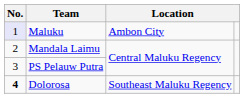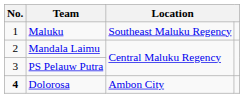(15, 31) lavender background -> (15, 31) no background
(136, 31) Ambon City -> (170, 31) Southeast Maluku Regency
(170, 84) Southeast Maluku Regency -> (136, 84) Ambon City
